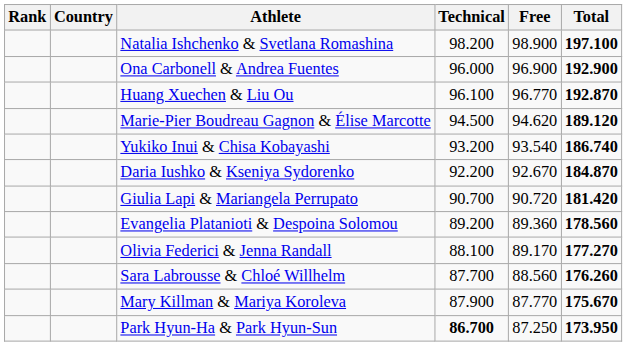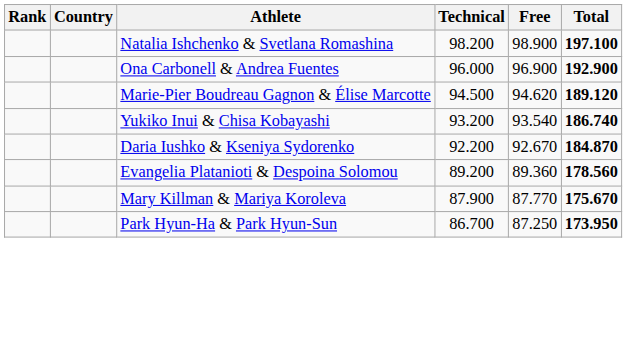- row: (207, 95)
- row: (239, 198)
- row: (226, 250)
- row: (233, 276)
(472, 328) bold -> (472, 224) normal
